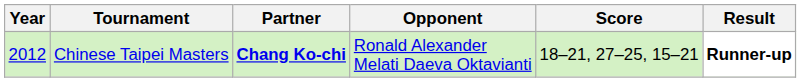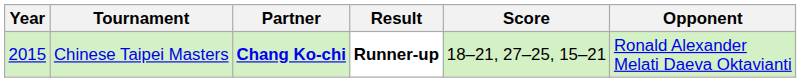columns swapped: (443, 18) <-> (749, 18)
(27, 54) 2012 -> (27, 54) 2015
